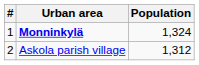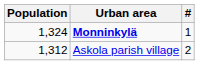columns swapped: (10, 13) <-> (161, 13)
